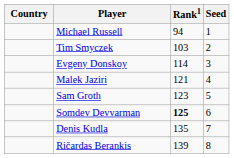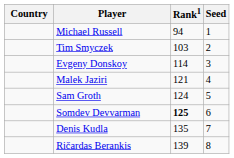(181, 96) 123 -> (181, 96) 124
